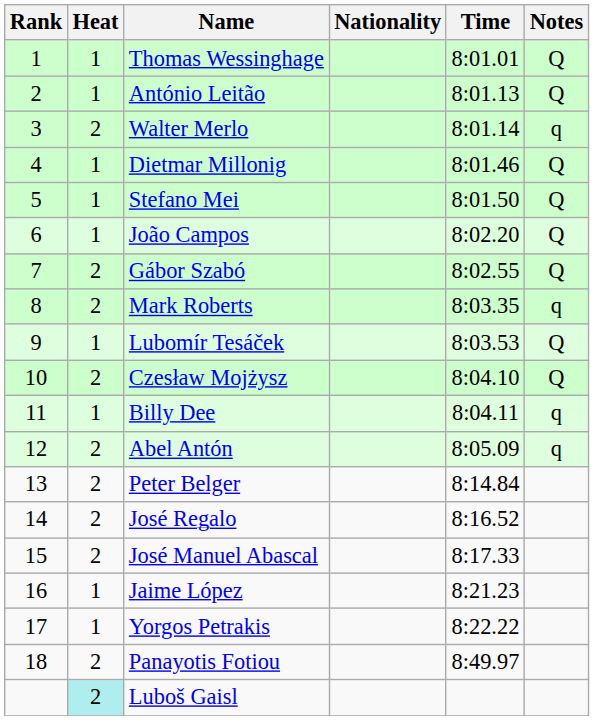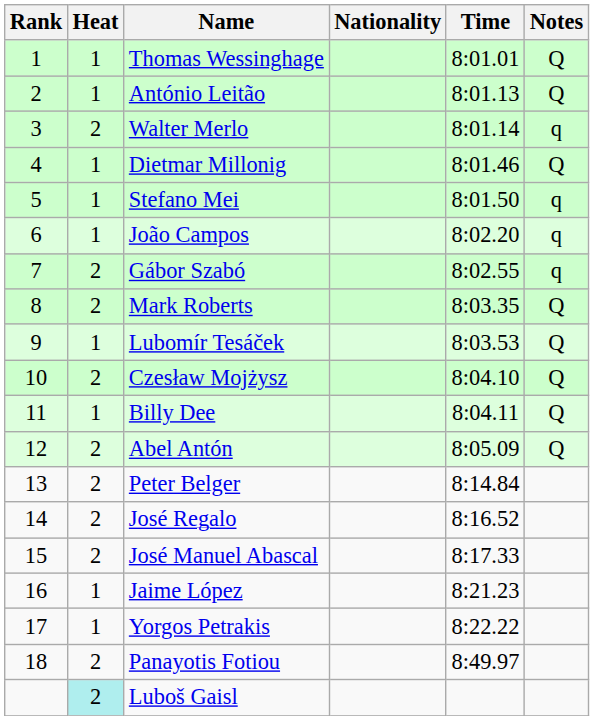(556, 199) Q -> (556, 199) q
(556, 235) Q -> (556, 235) q
(556, 270) Q -> (556, 270) q
(556, 306) q -> (556, 306) Q
(556, 413) q -> (556, 413) Q
(556, 448) q -> (556, 448) Q
